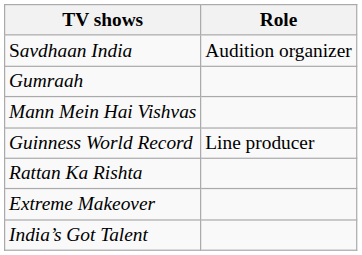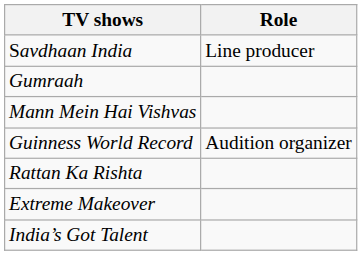(279, 50) Audition organizer -> (260, 50) Line producer
(260, 142) Line producer -> (279, 142) Audition organizer
